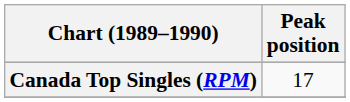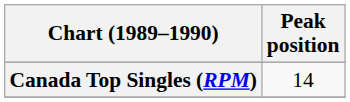(303, 79) 17 -> (303, 79) 14
